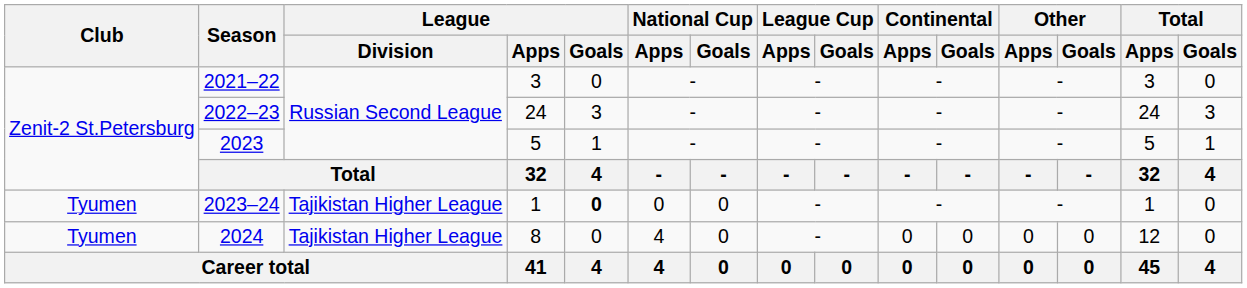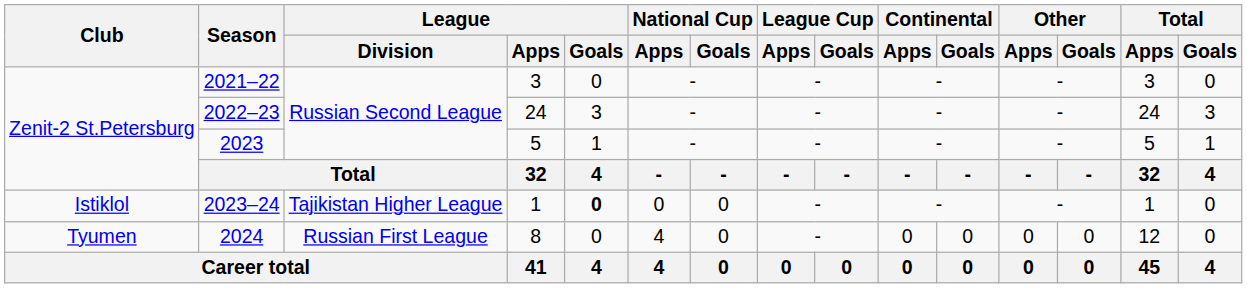(102, 205) Tyumen -> (102, 205) Istiklol
(396, 236) Tajikistan Higher League -> (396, 236) Russian First League
